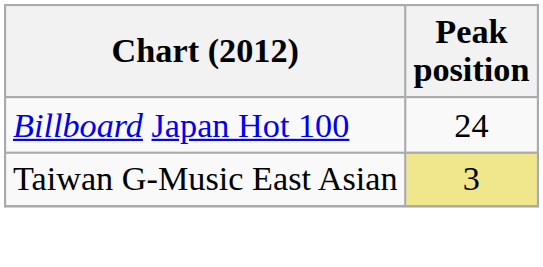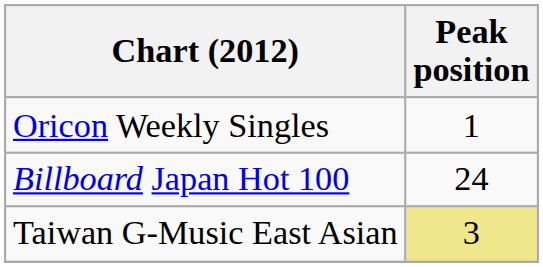+ row: (171, 124)
